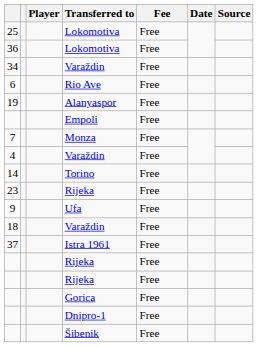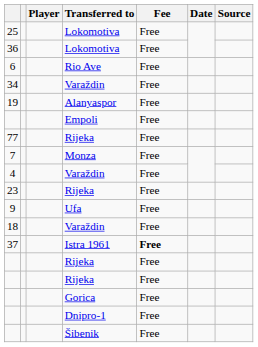rows swapped: (13, 66) <-> (13, 84)
+ row: (13, 137)
- row: (13, 173)
(149, 244) normal -> (150, 244) bold
